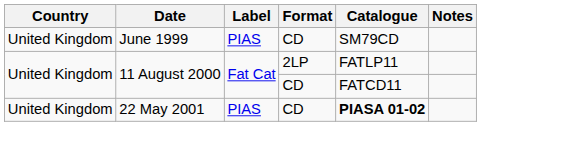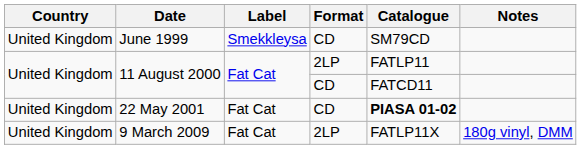(244, 39) PIAS -> (267, 39) Smekkleysa
(244, 109) PIAS -> (252, 109) Fat Cat
+ row: (164, 132)
